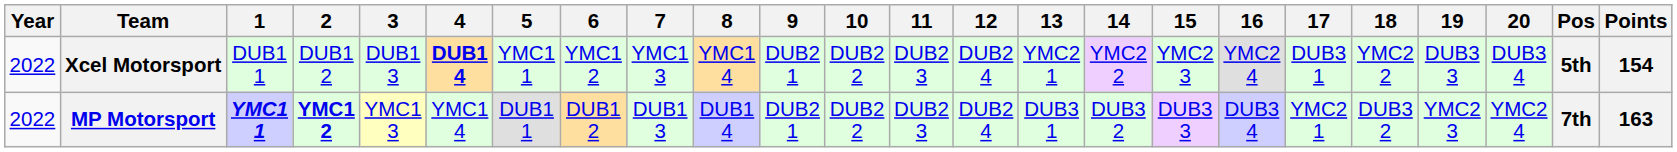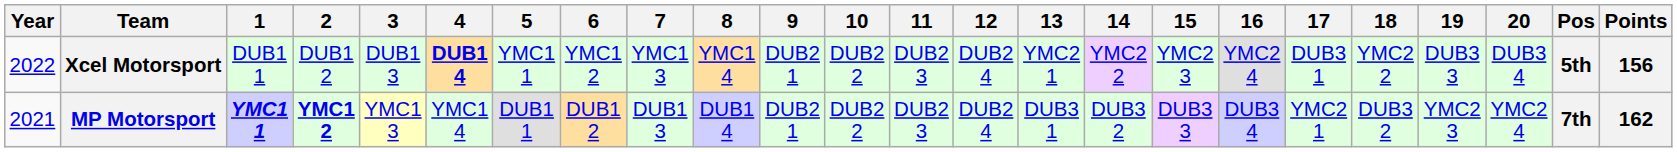(1636, 64) 154 -> (1636, 64) 156
(32, 119) 2022 -> (32, 119) 2021
(1636, 119) 163 -> (1636, 119) 162
